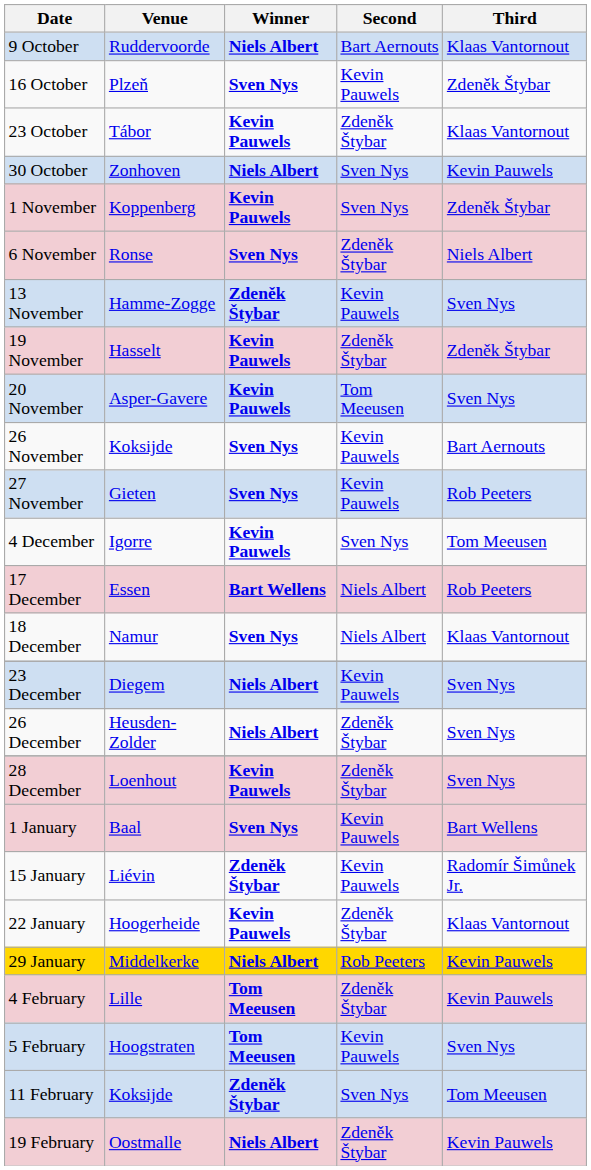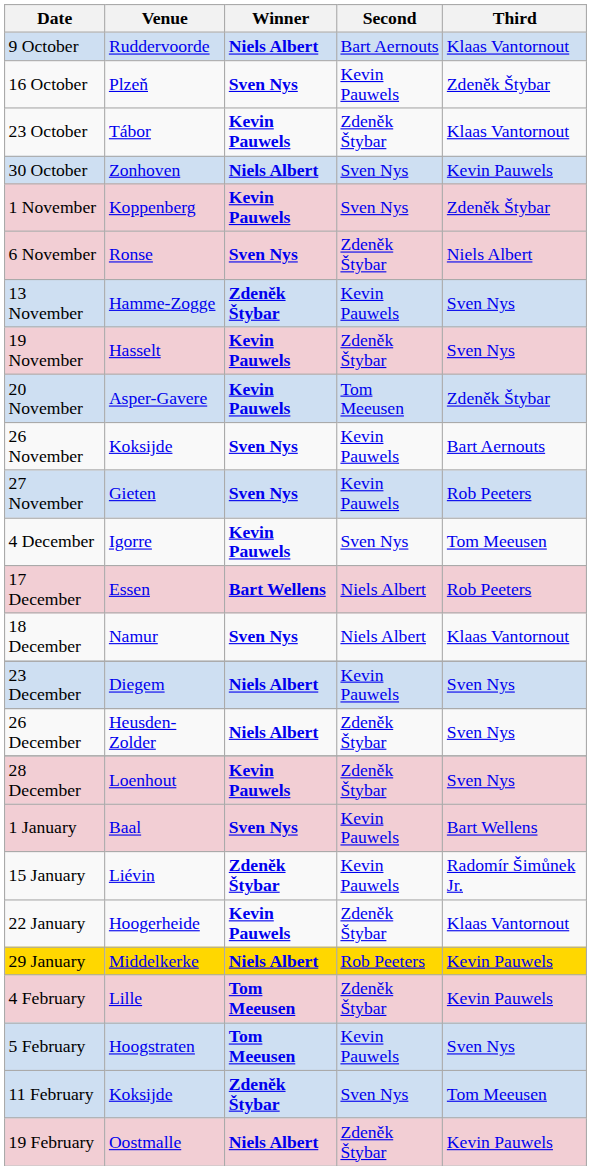(498, 350) Zdeněk Štybar -> (481, 350) Sven Nys
(481, 398) Sven Nys -> (498, 398) Zdeněk Štybar
